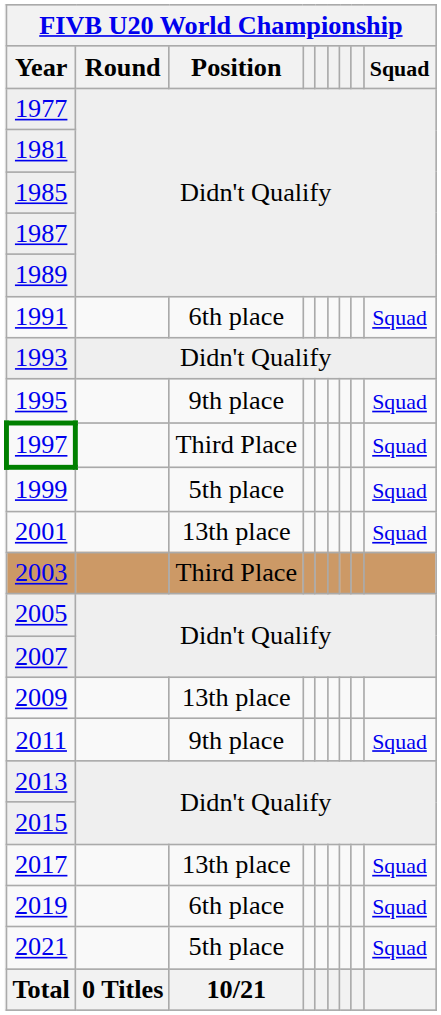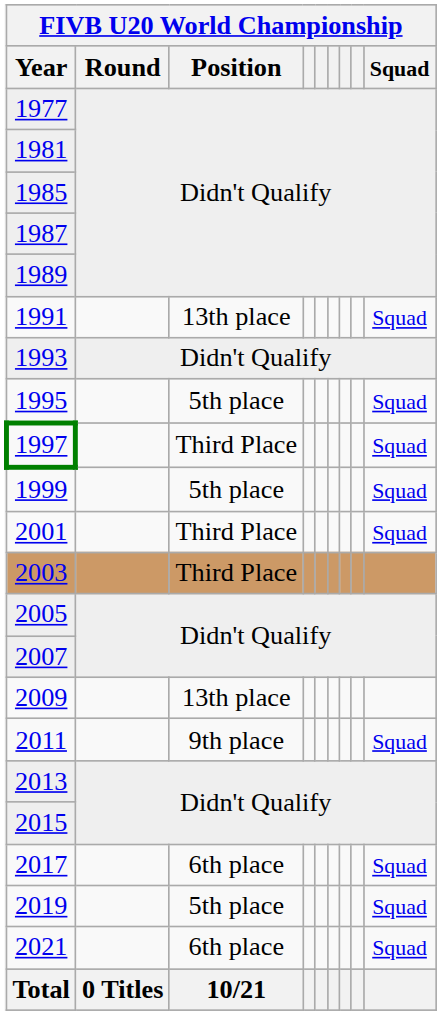(236, 316) 6th place -> (236, 316) 13th place
(236, 400) 9th place -> (236, 400) 5th place
(236, 531) 13th place -> (236, 531) Third Place
(236, 864) 13th place -> (236, 864) 6th place
(236, 905) 6th place -> (236, 905) 5th place
(236, 947) 5th place -> (236, 947) 6th place
